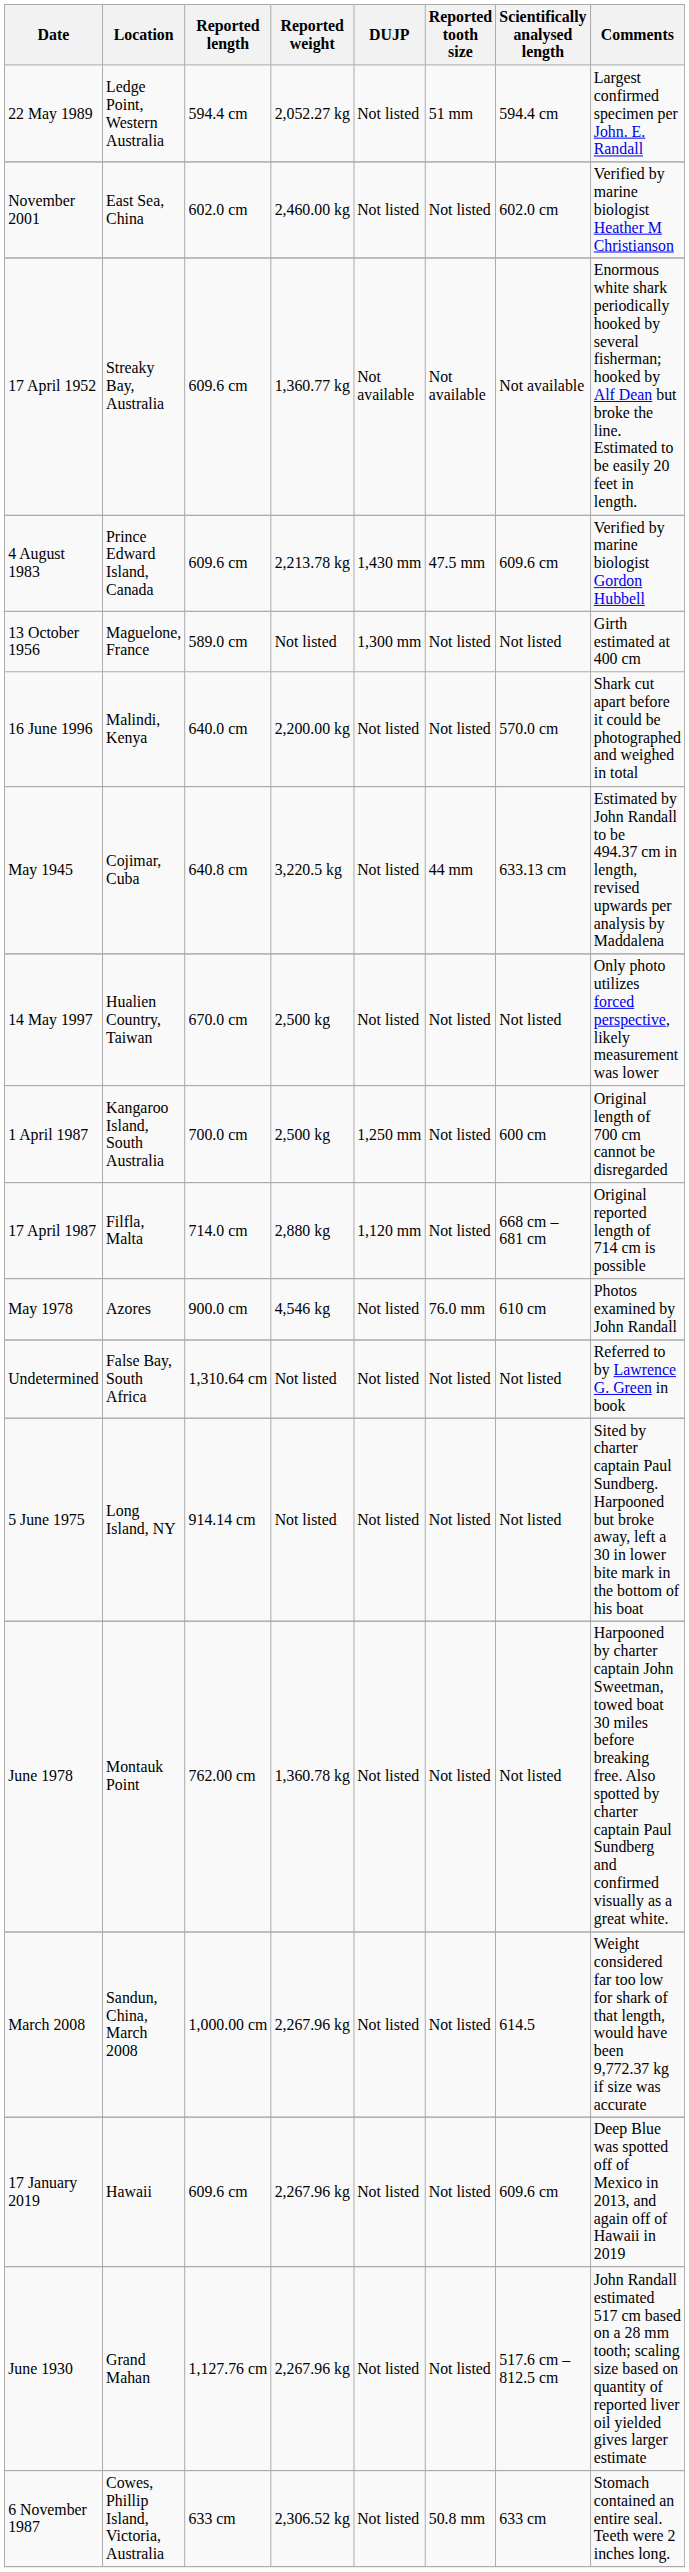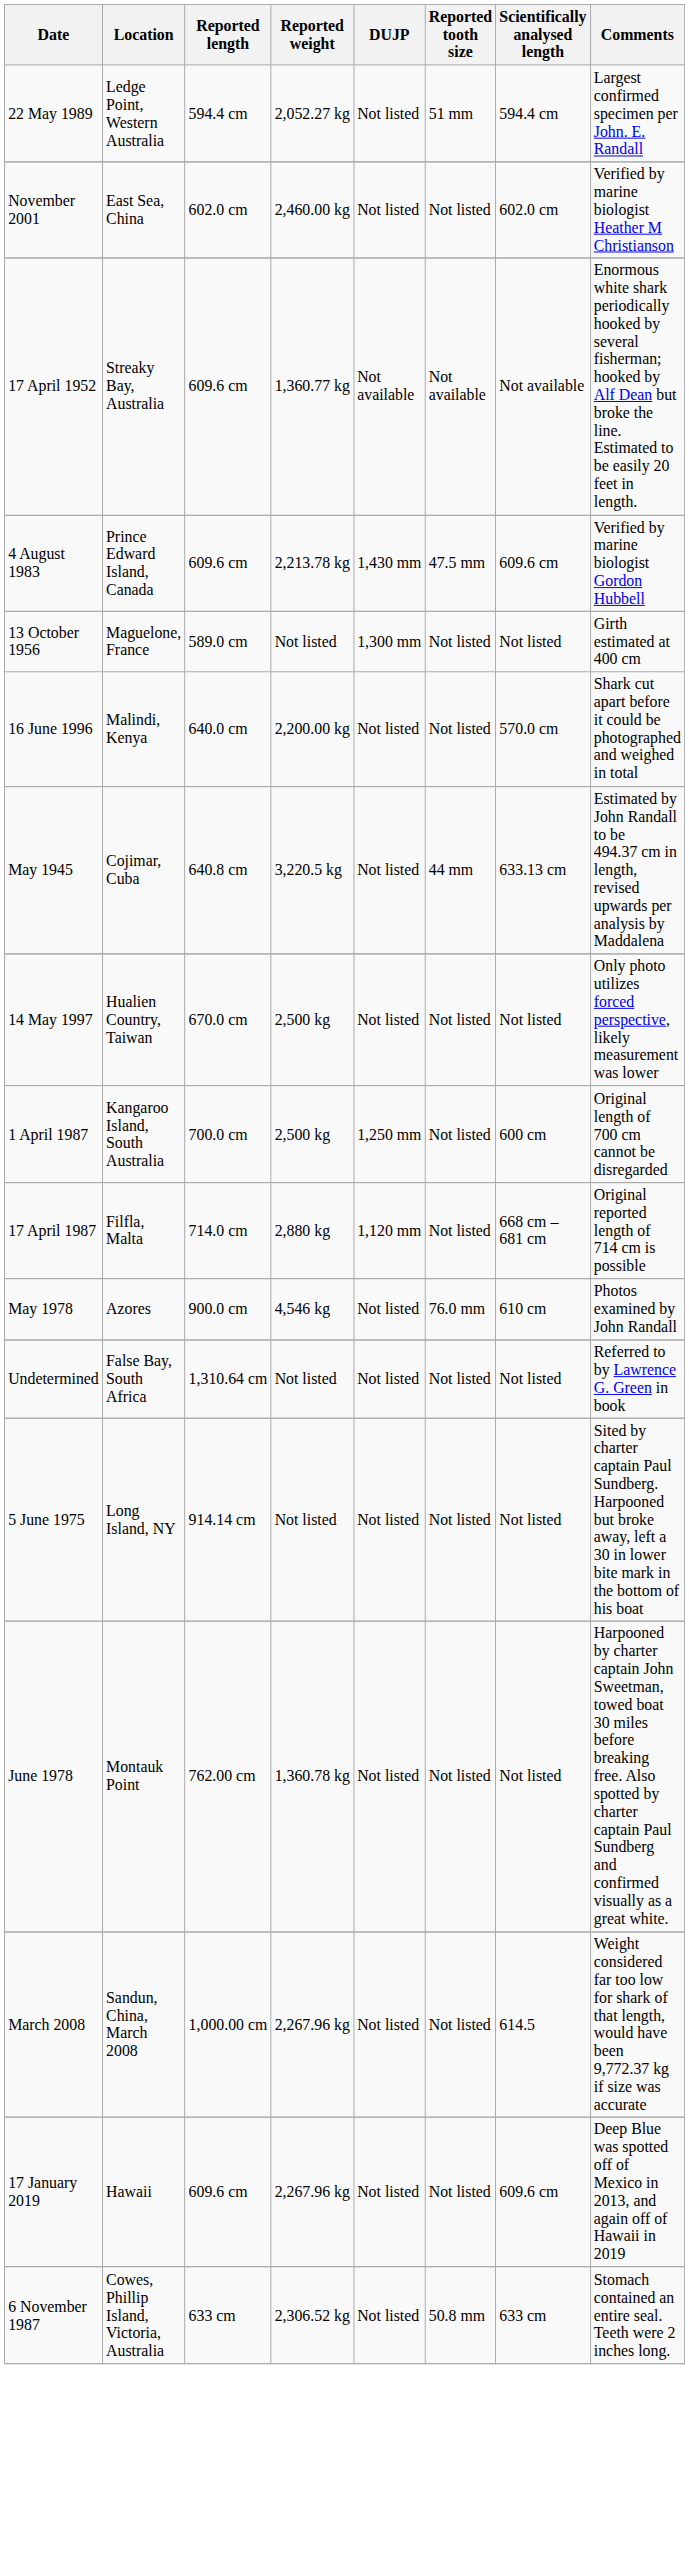- row: (40, 2368)
